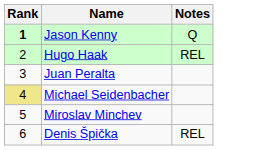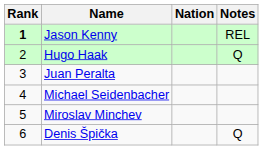+ column: (195, 14)
(193, 34) Q -> (238, 34) REL
(193, 54) REL -> (238, 54) Q
(23, 94) khaki background -> (23, 94) no background
(193, 134) REL -> (238, 134) Q
